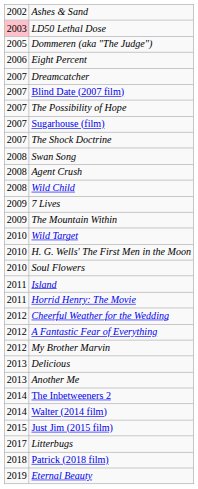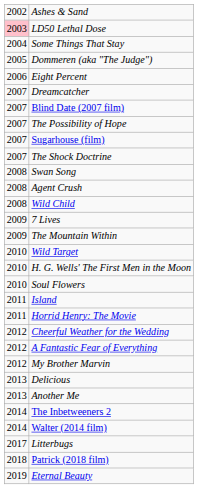+ row: (78, 44)
- row: (72, 428)
